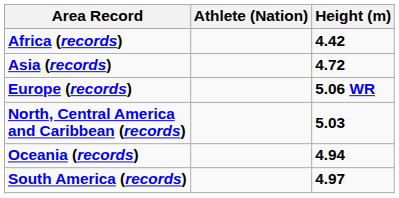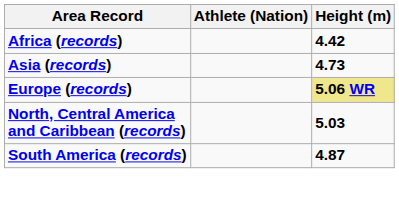(330, 65) 4.72 -> (330, 65) 4.73
(345, 89) no background -> (345, 89) khaki background
- row: (73, 155)
(330, 180) 4.97 -> (330, 155) 4.87
